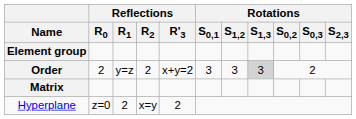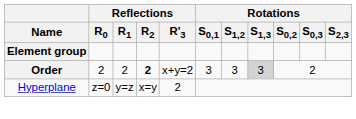(125, 69) y=z -> (125, 69) 2
(148, 69) normal -> (148, 69) bold
- row: (47, 87)
(125, 105) 2 -> (125, 87) y=z
